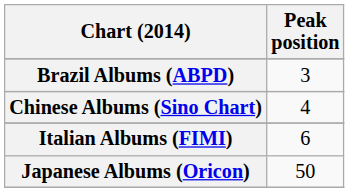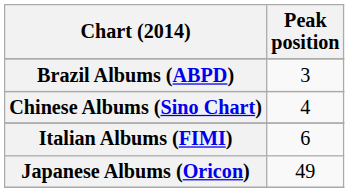(305, 171) 50 -> (305, 171) 49
